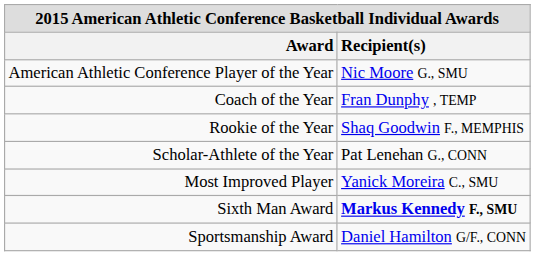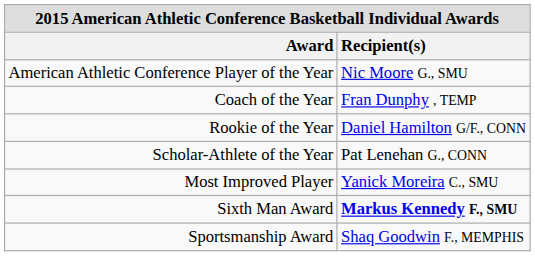(433, 127) Shaq Goodwin F., MEMPHIS -> (433, 127) Daniel Hamilton G/F., CONN
(433, 237) Daniel Hamilton G/F., CONN -> (433, 237) Shaq Goodwin F., MEMPHIS
